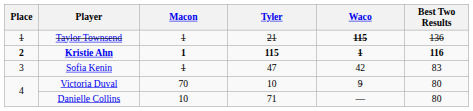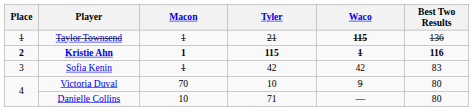(272, 68) 47 -> (272, 68) 42
